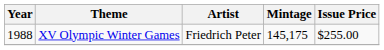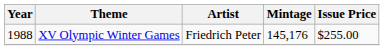(287, 34) 145,175 -> (287, 34) 145,176
